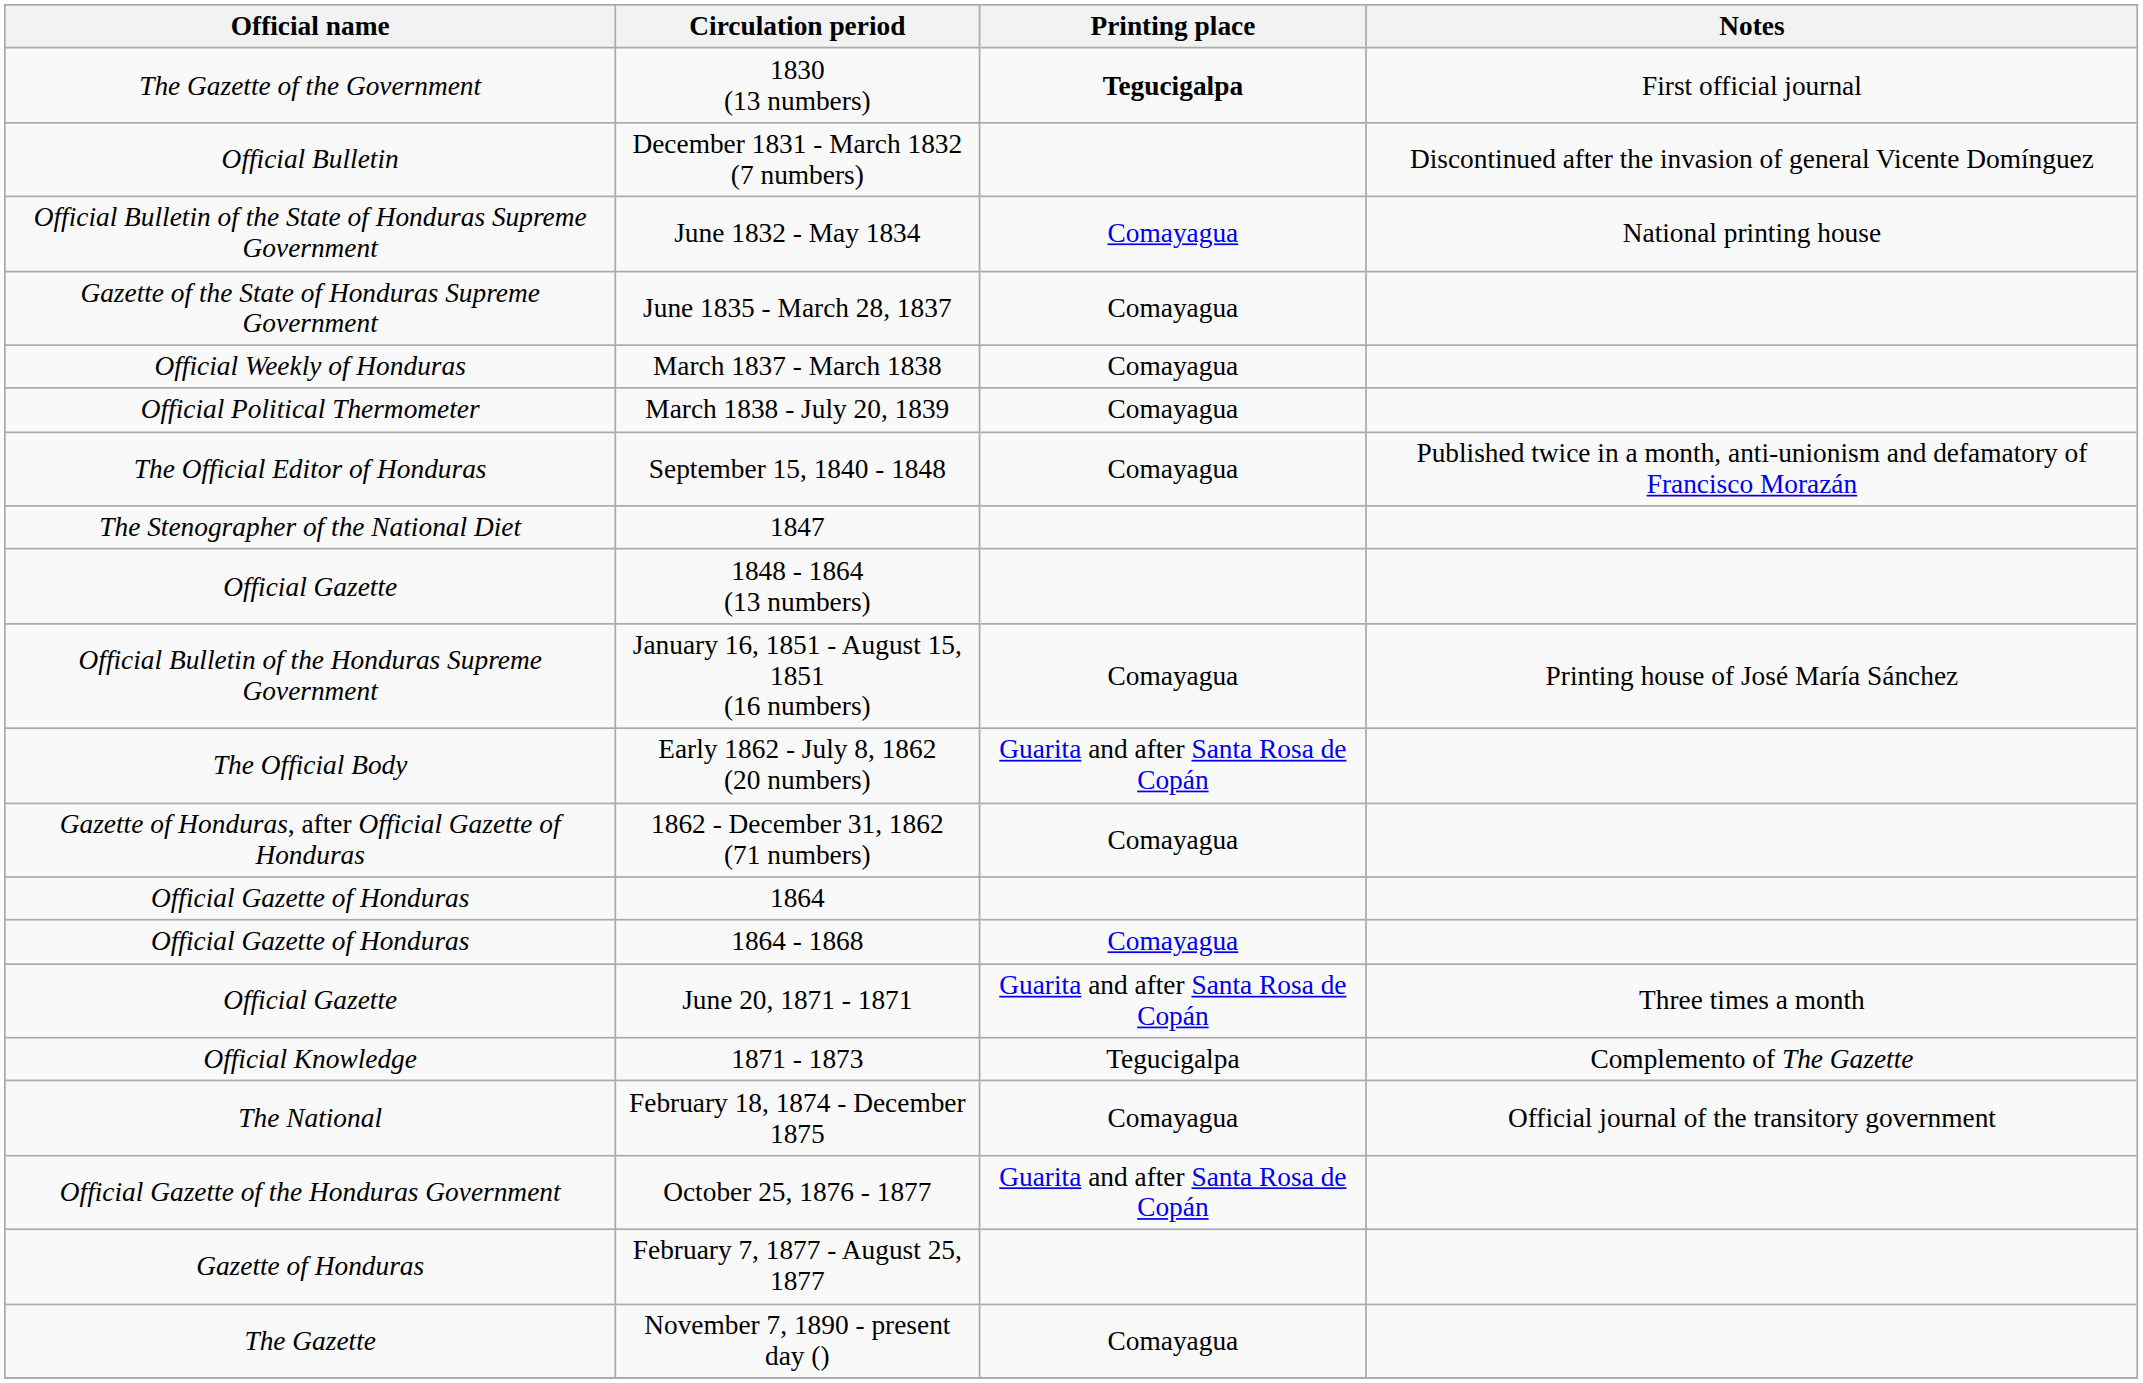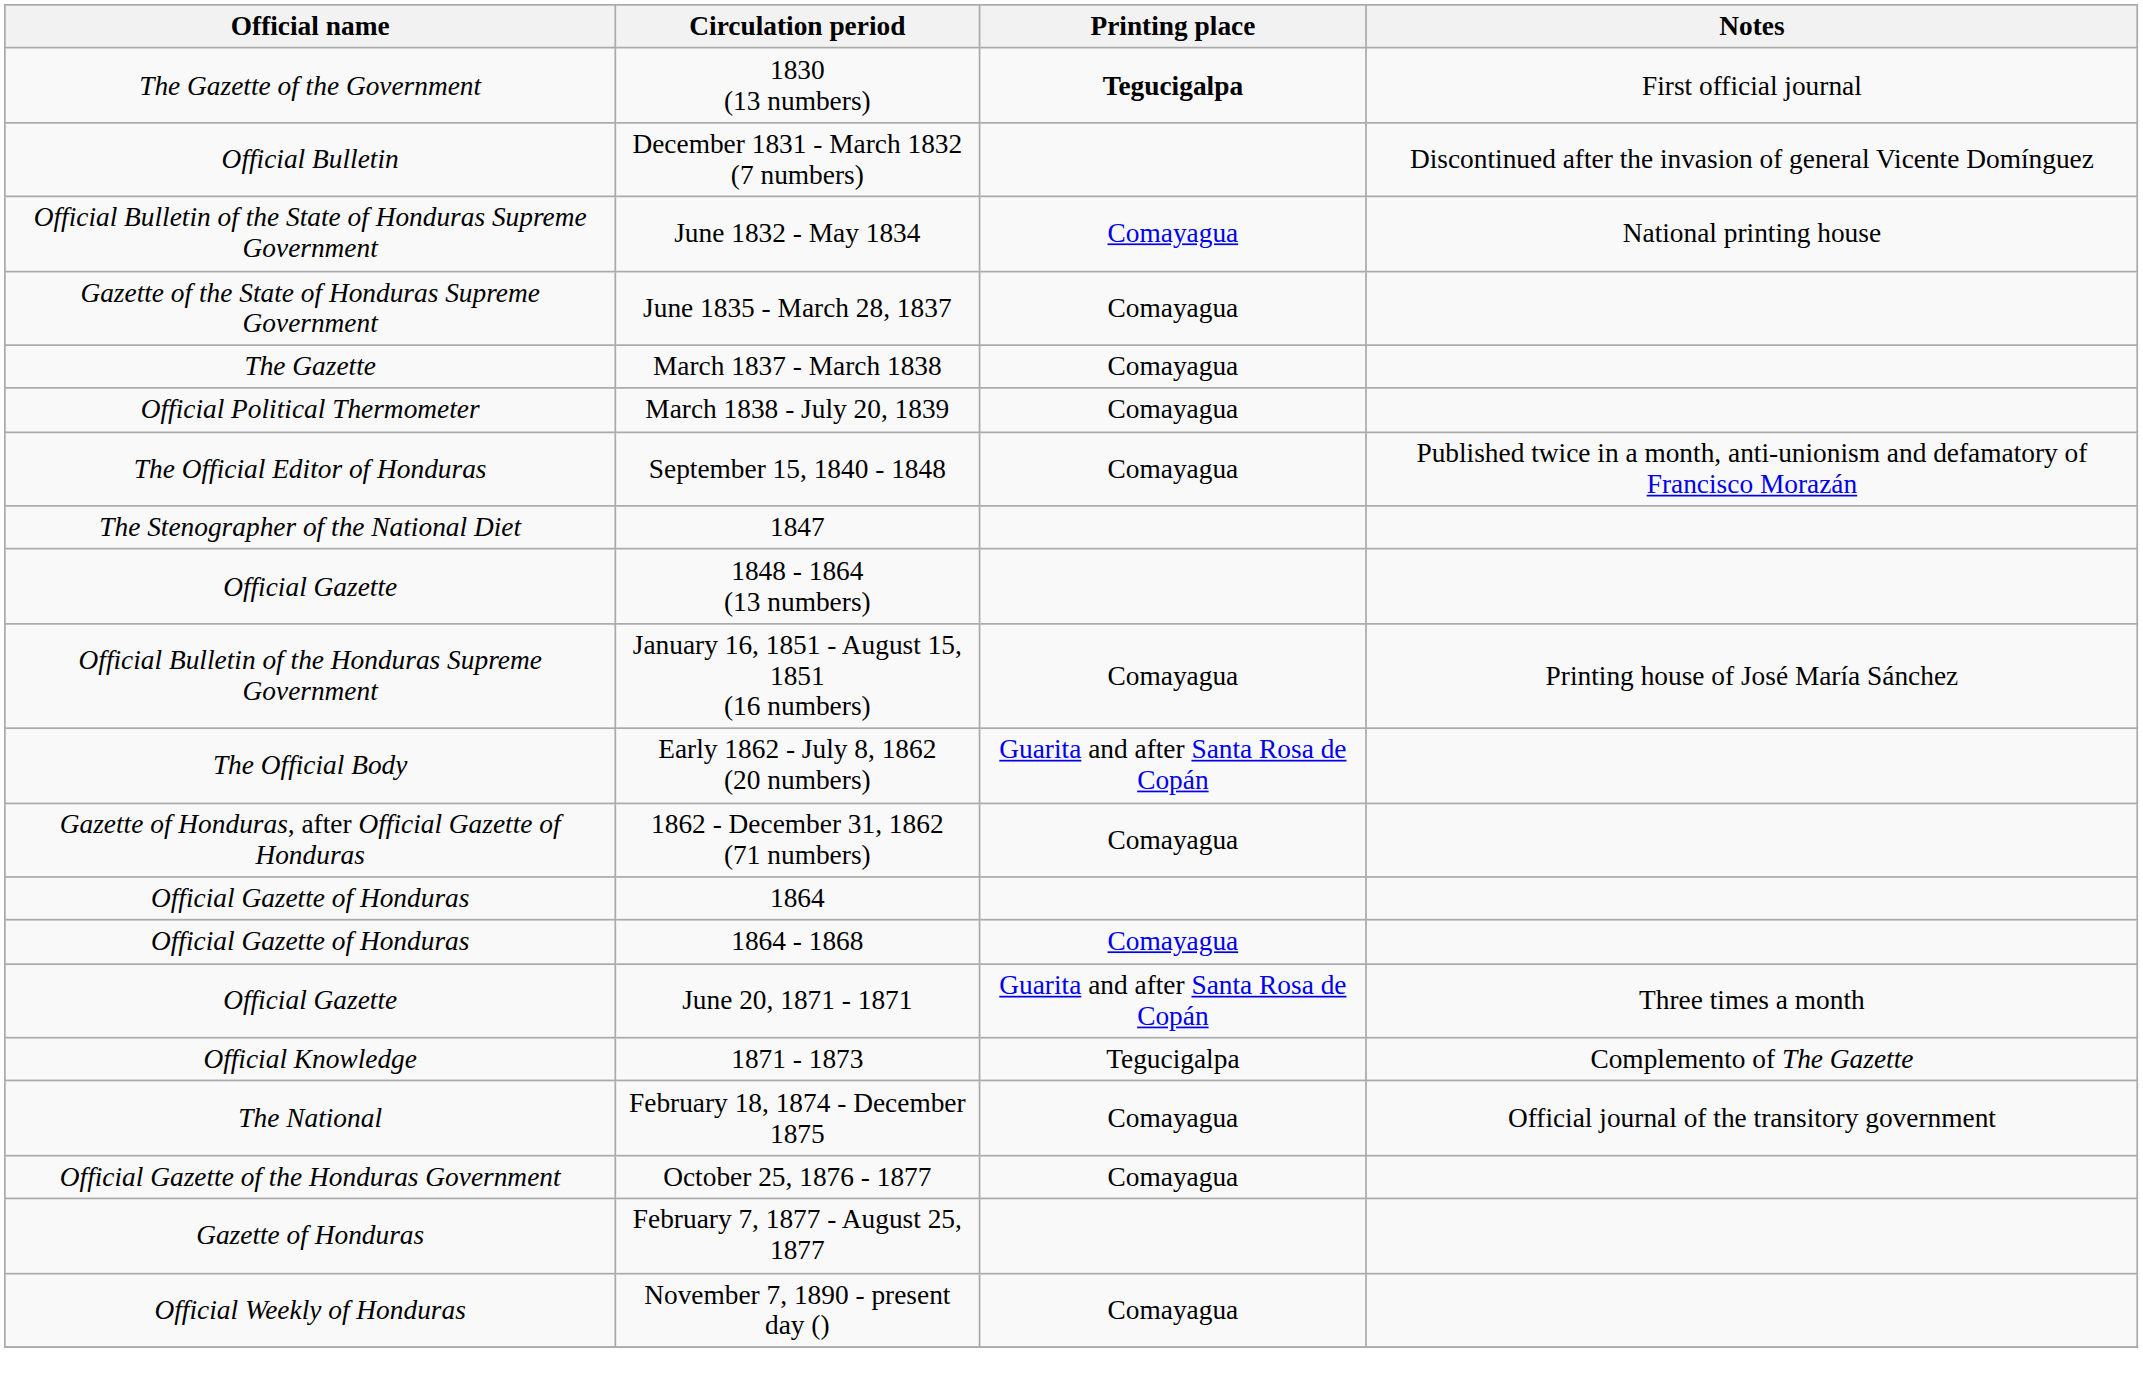(310, 366) Official Weekly of Honduras -> (310, 366) The Gazette
(1173, 1191) Guarita and after Santa Rosa de Copán -> (1173, 1176) Comayagua
(310, 1340) The Gazette -> (310, 1309) Official Weekly of Honduras
